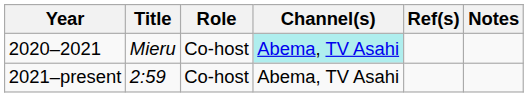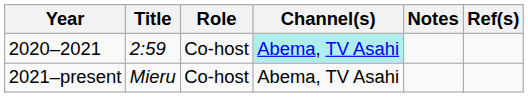columns swapped: (494, 19) <-> (434, 19)
(153, 48) Mieru -> (148, 48) 2:59
(148, 77) 2:59 -> (153, 77) Mieru
